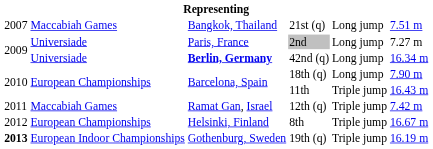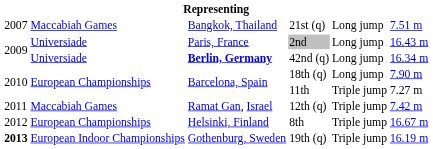(406, 42) 7.27 m -> (409, 42) 16.43 m
(409, 90) 16.43 m -> (406, 90) 7.27 m
